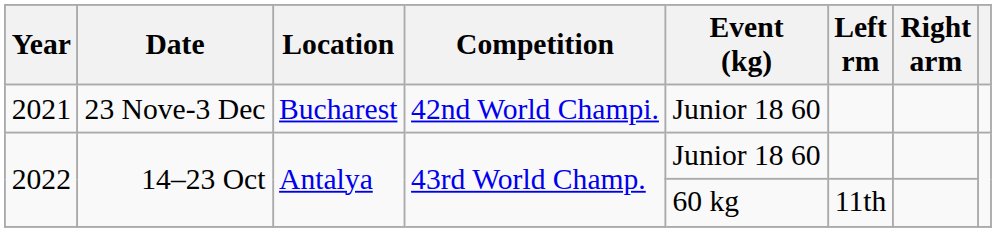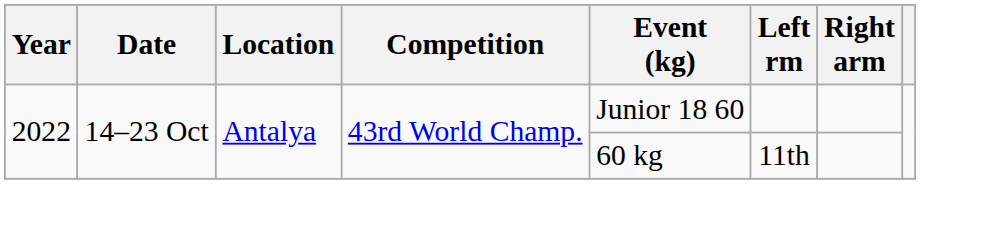- row: (41, 108)
